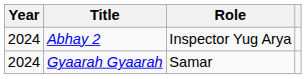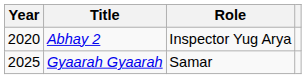(24, 39) 2024 -> (24, 39) 2020
(24, 62) 2024 -> (24, 62) 2025
